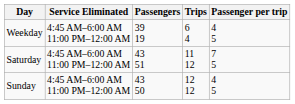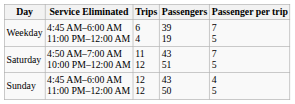columns swapped: (196, 12) <-> (158, 12)
(214, 33) 4 5 -> (214, 33) 7 5
(89, 59) 4:45 AM–6:00 AM 11:00 PM–12:00 AM -> (89, 59) 4:50 AM–7:00 AM 10:00 PM–12:00 AM
